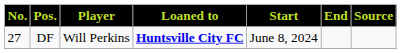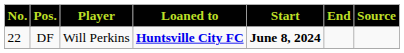(14, 37) 27 -> (14, 37) 22
(284, 37) normal -> (285, 37) bold
